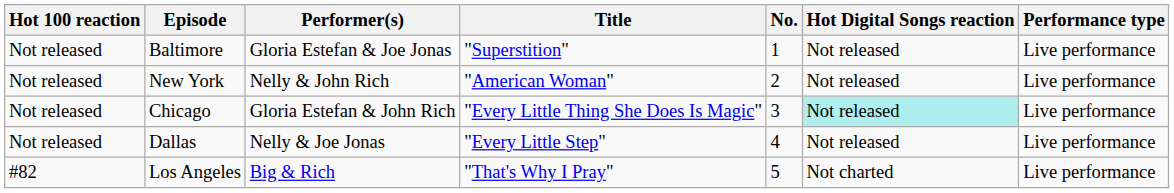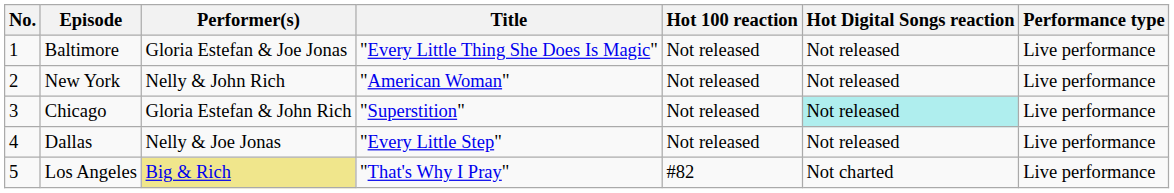columns swapped: (784, 19) <-> (75, 19)
(516, 50) "Superstition" -> (509, 50) "Every Little Thing She Does Is Magic"
(613, 111) "Every Little Thing She Does Is Magic" -> (412, 111) "Superstition"
(292, 172) no background -> (188, 172) khaki background
